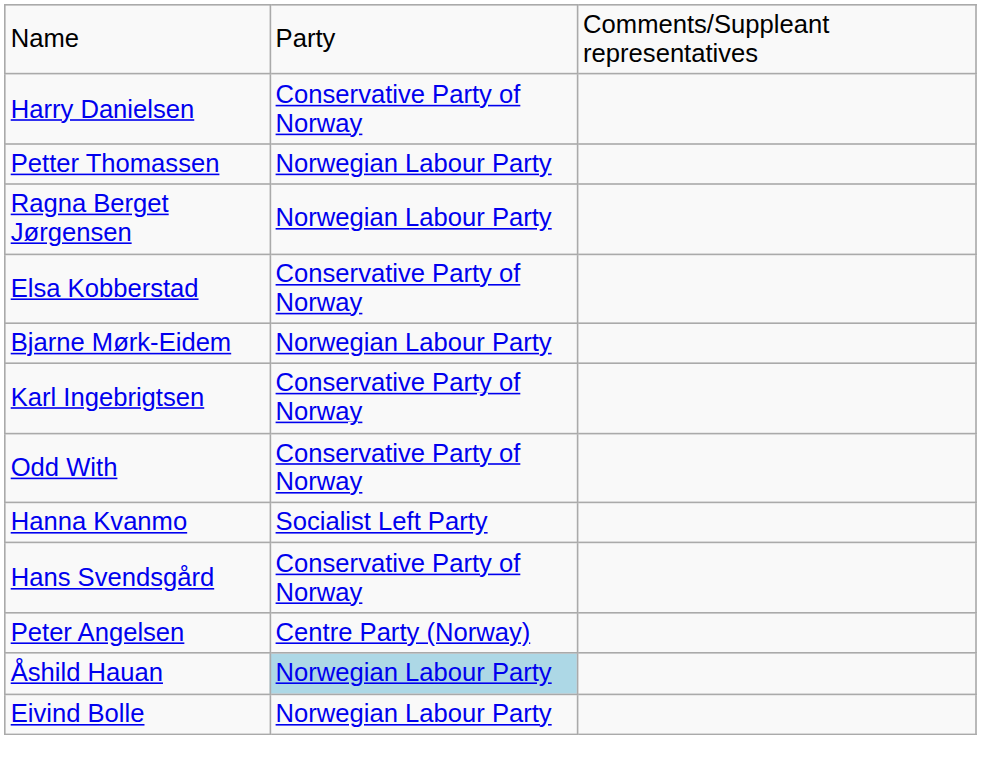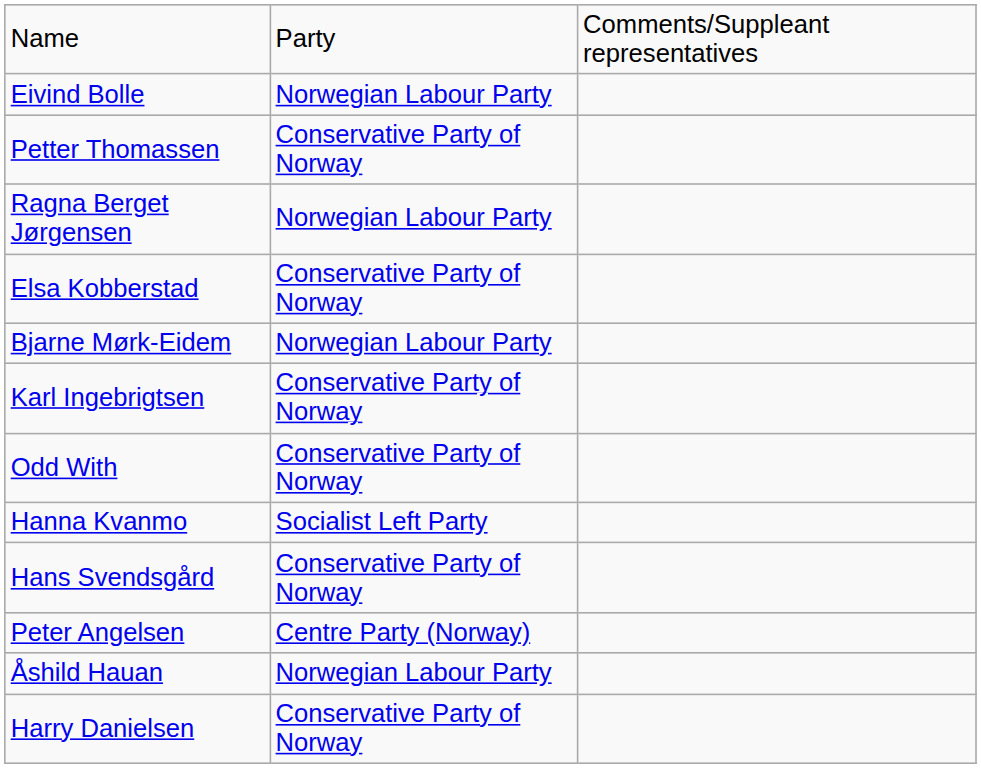rows swapped: (78, 713) <-> (102, 108)
(414, 163) Norwegian Labour Party -> (398, 149) Conservative Party of Norway
(414, 673) lightblue background -> (414, 673) no background
